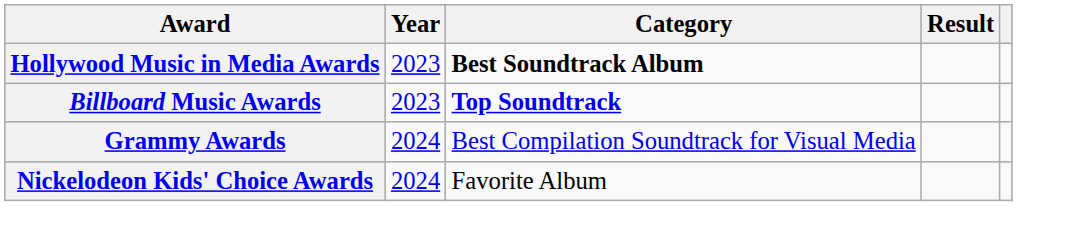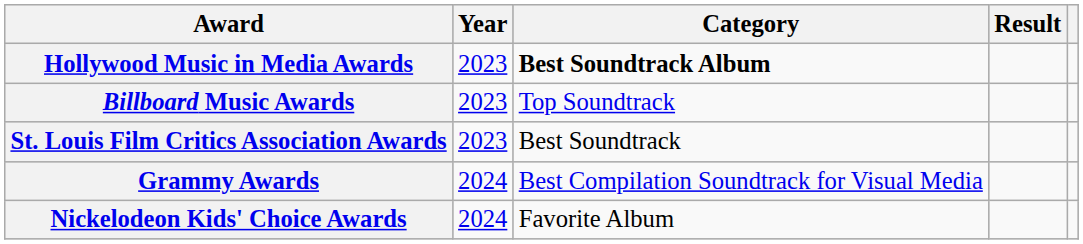(536, 102) bold -> (597, 102) normal
+ row: (229, 141)
